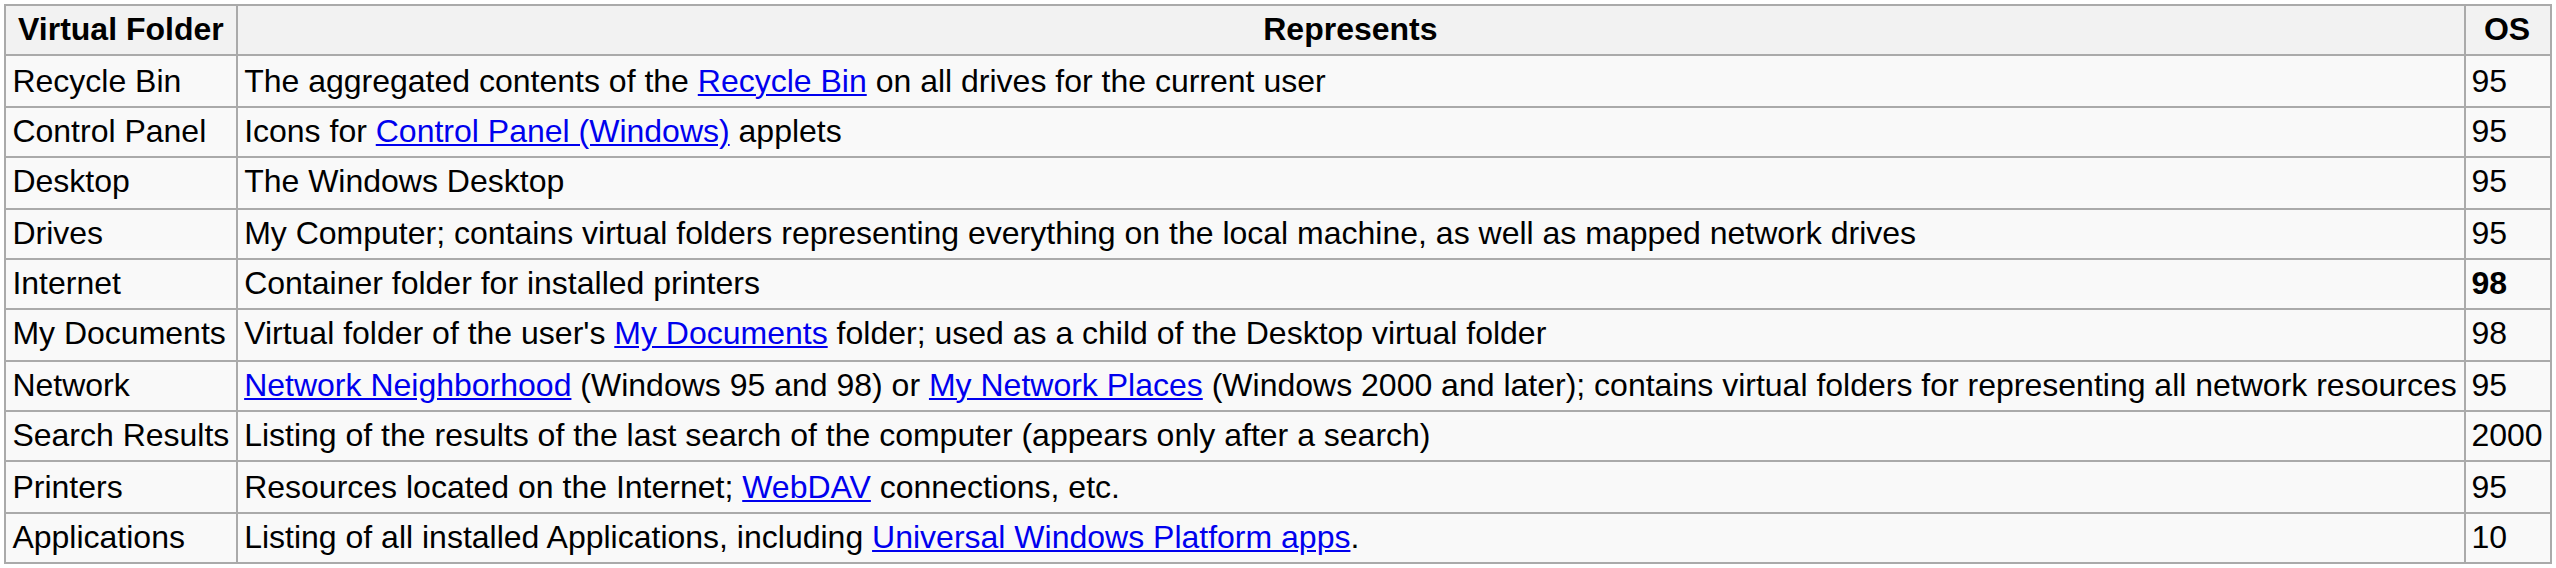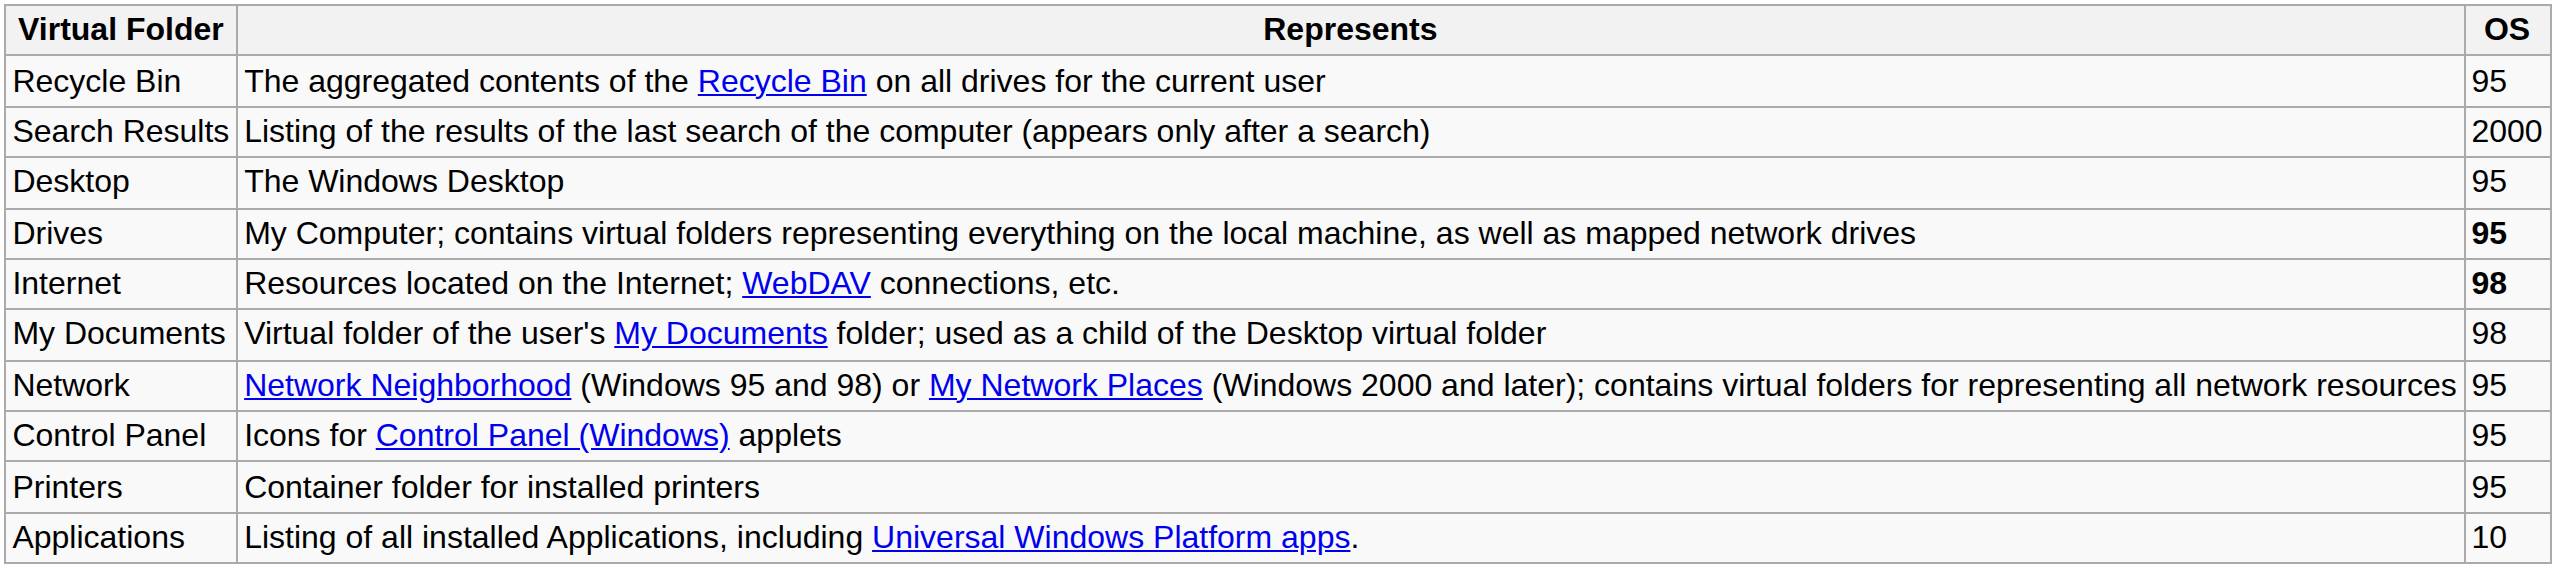rows swapped: (109, 131) <-> (121, 435)
(2489, 232) normal -> (2489, 232) bold
(502, 283) Container folder for installed printers -> (682, 283) Resources located on the Internet; WebDAV connections, etc.
(682, 486) Resources located on the Internet; WebDAV connections, etc. -> (502, 486) Container folder for installed printers
